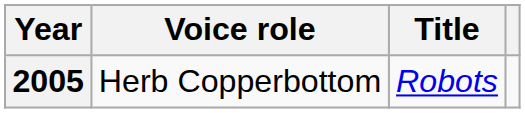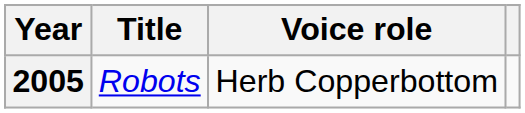columns swapped: (447, 30) <-> (240, 30)
